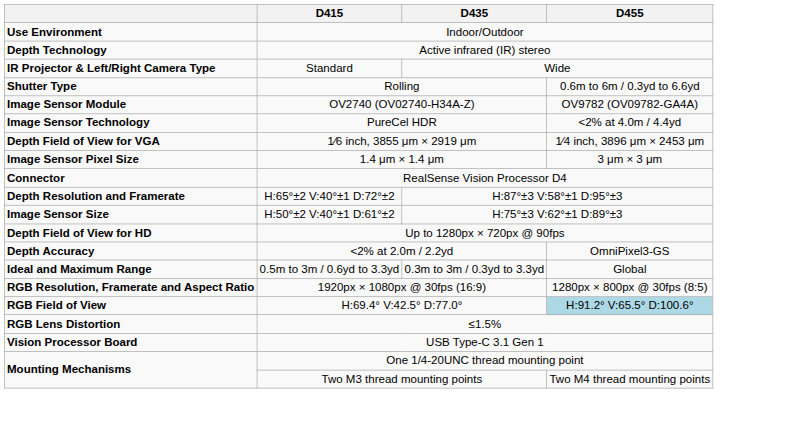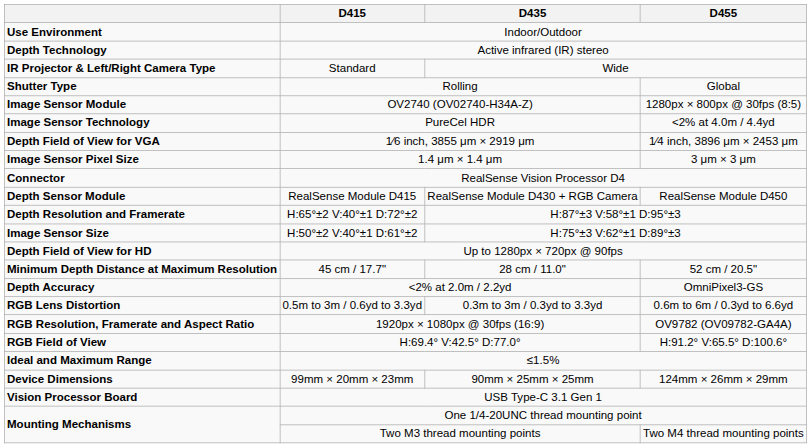(630, 86) 0.6m to 6m / 0.3yd to 6.6yd -> (723, 86) Global
(630, 104) OV9782 (OV09782-GA4A) -> (723, 104) 1280px × 800px @ 30fps (8:5)
+ row: (352, 196)
+ row: (352, 269)
(79, 269) Ideal and Maximum Range -> (64, 305) RGB Lens Distortion
(630, 269) Global -> (723, 305) 0.6m to 6m / 0.3yd to 6.6yd
(630, 287) 1280px × 800px @ 30fps (8:5) -> (723, 324) OV9782 (OV09782-GA4A)
(630, 305) lightblue background -> (723, 342) no background
(64, 324) RGB Lens Distortion -> (79, 360) Ideal and Maximum Range
+ row: (352, 379)
